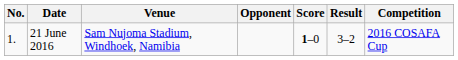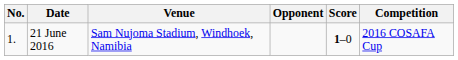- column: (346, 13)
